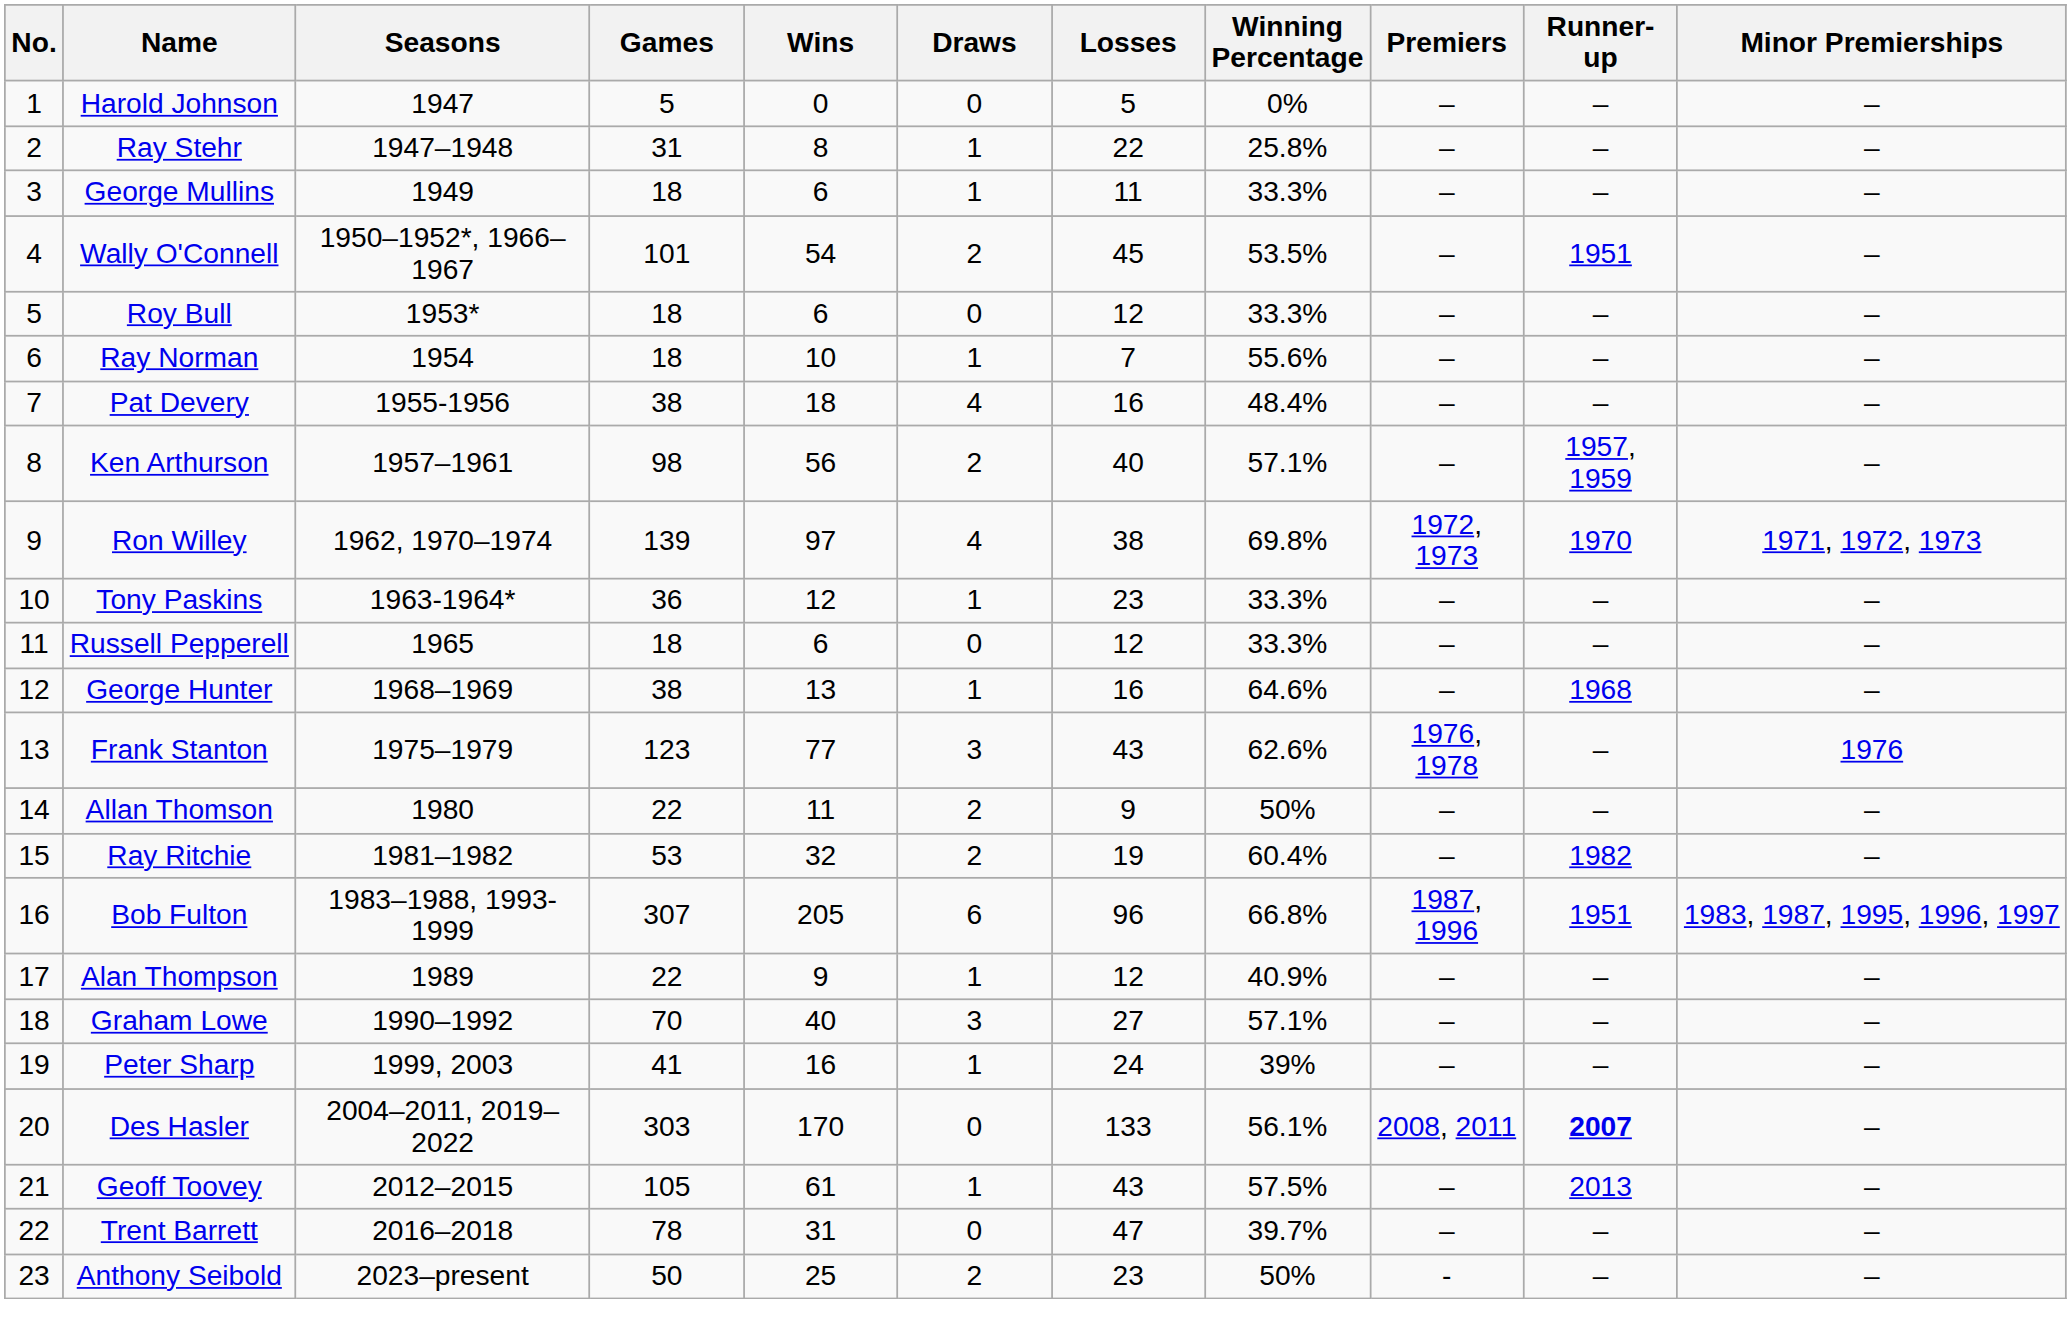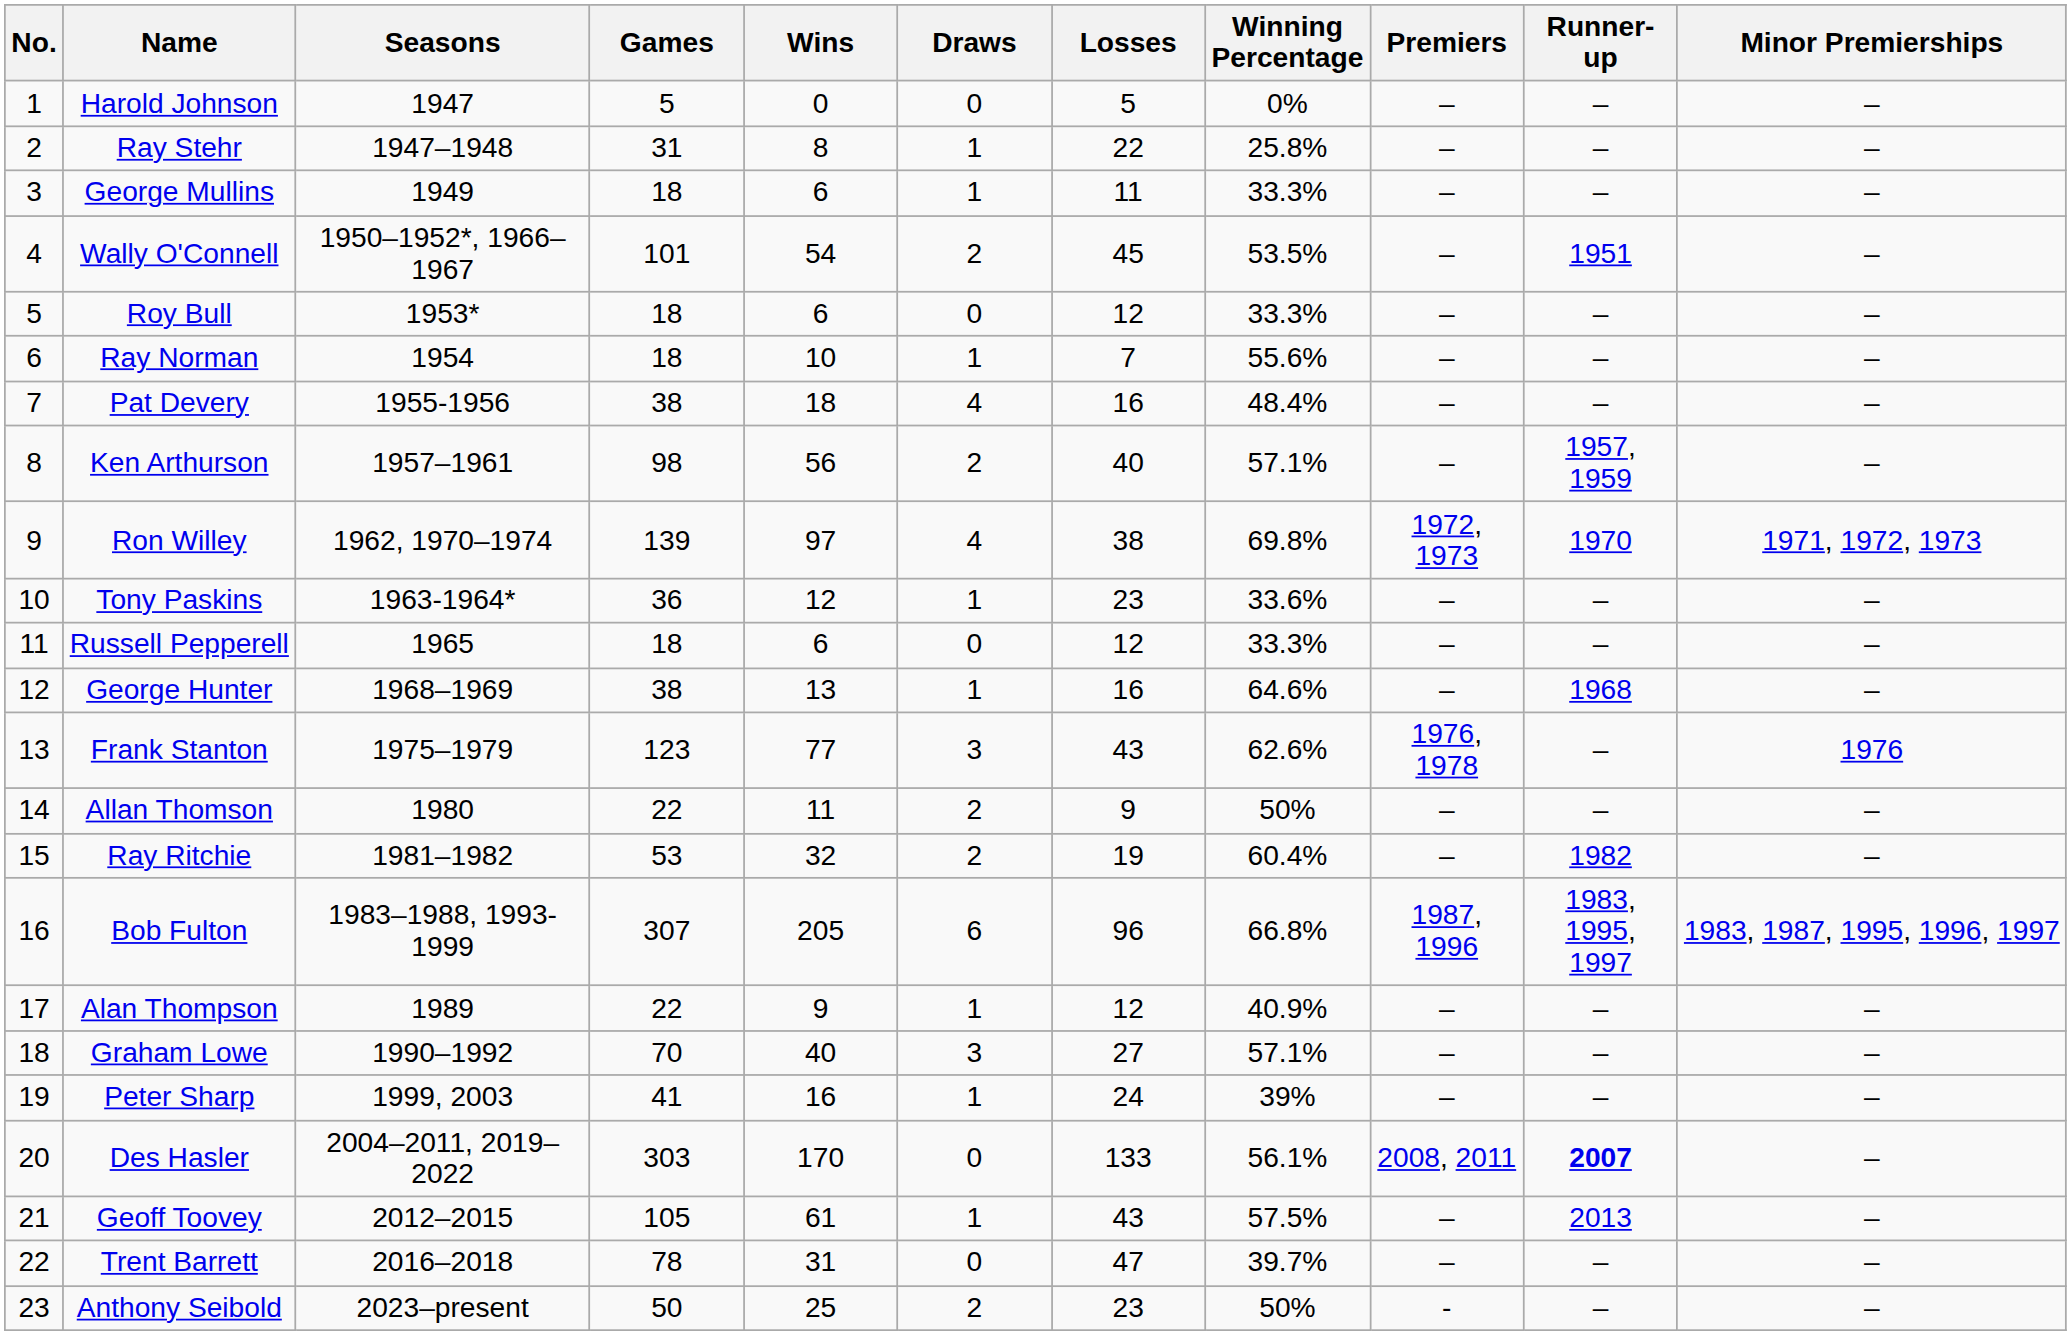(1287, 600) 33.3% -> (1287, 600) 33.6%
(1601, 915) 1951 -> (1601, 931) 1983, 1995, 1997
